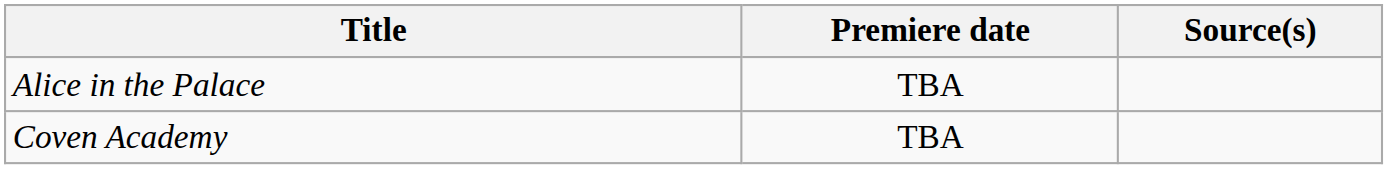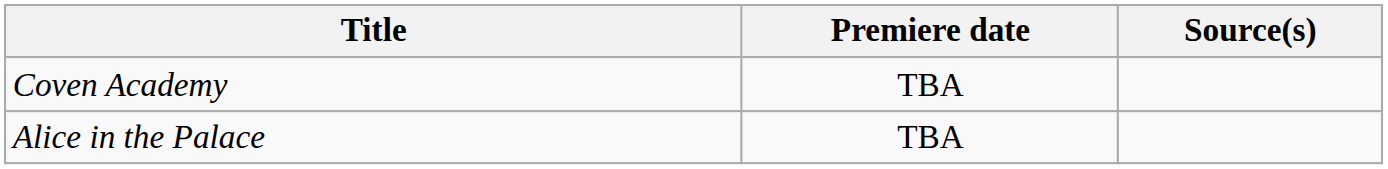rows swapped: (139, 83) <-> (120, 136)
